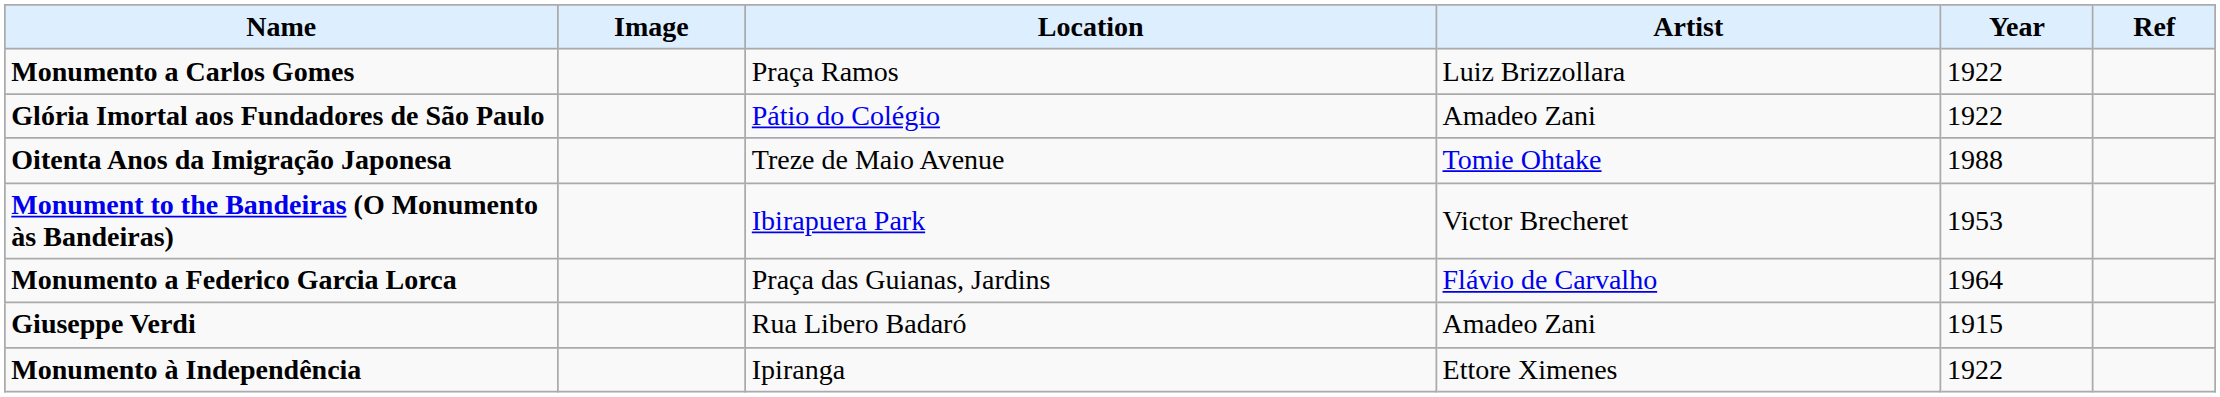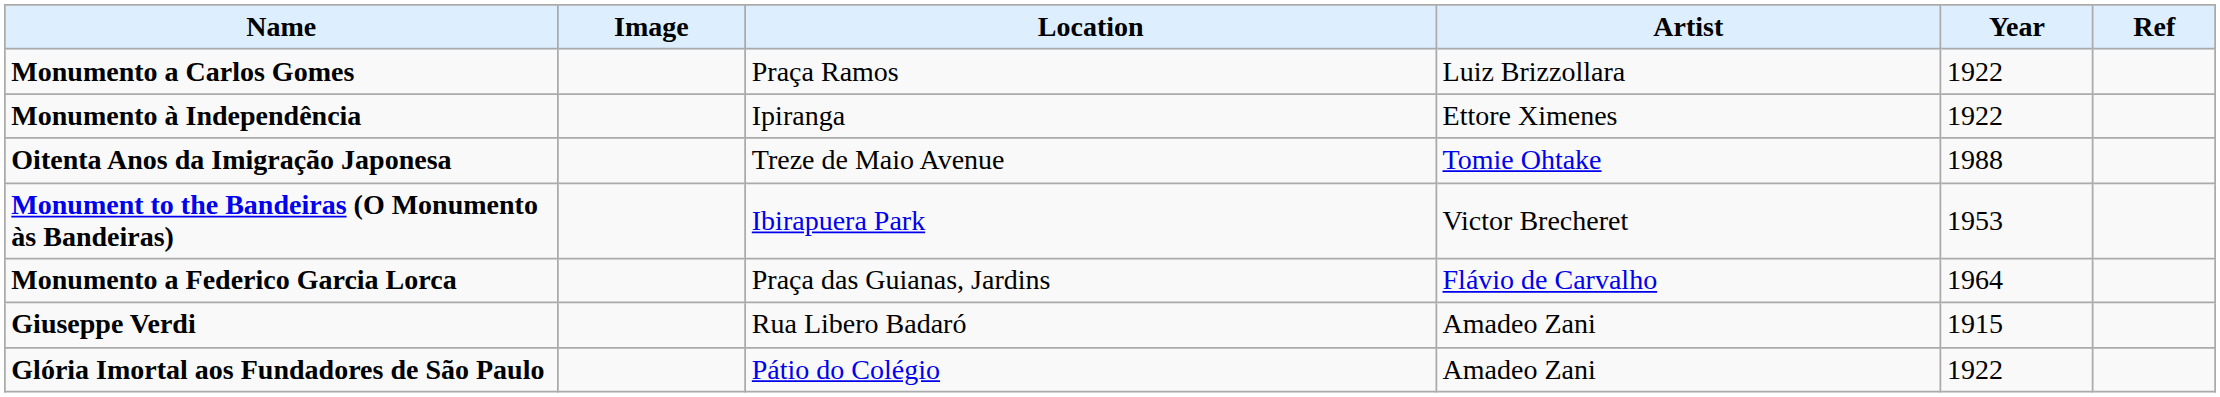rows swapped: (278, 115) <-> (186, 369)
